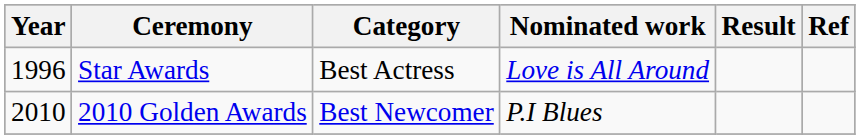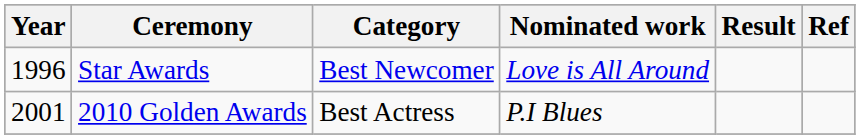(387, 69) Best Actress -> (407, 69) Best Newcomer
(38, 112) 2010 -> (38, 112) 2001
(407, 112) Best Newcomer -> (387, 112) Best Actress
